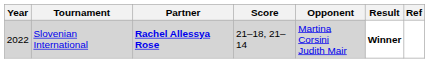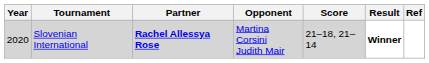columns swapped: (331, 13) <-> (265, 13)
(18, 39) 2022 -> (18, 39) 2020
